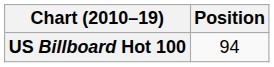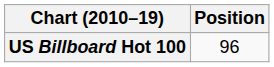(230, 47) 94 -> (230, 47) 96
